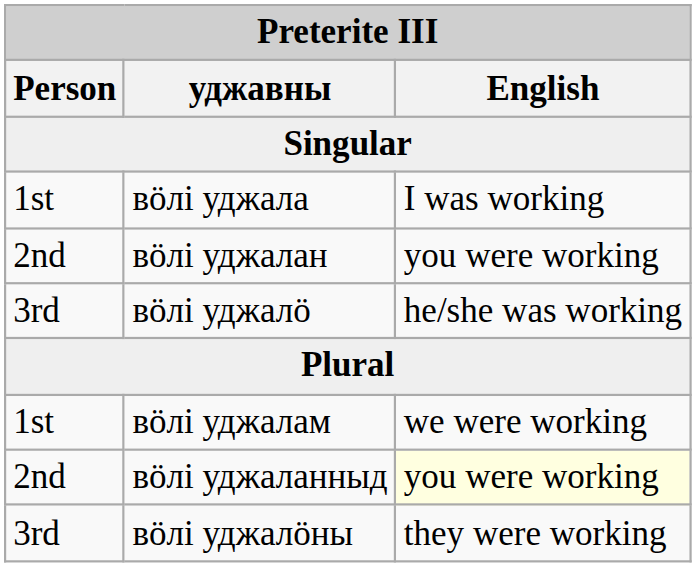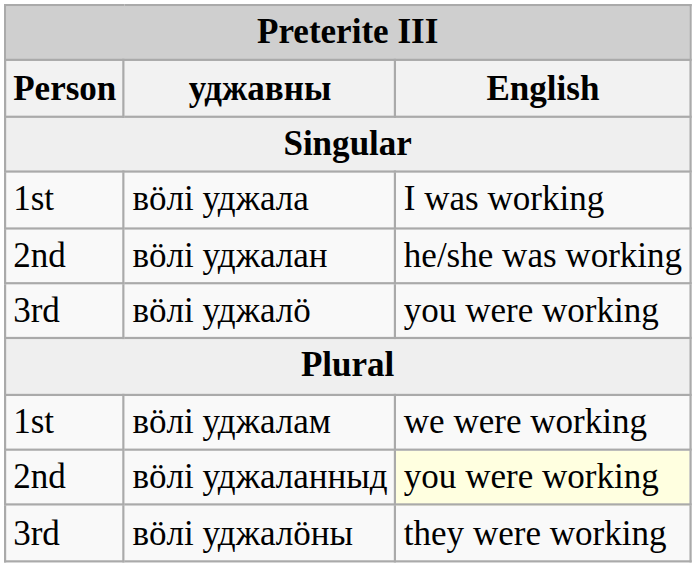(531, 254) you were working -> (543, 254) he/she was working
(543, 310) he/she was working -> (531, 310) you were working
